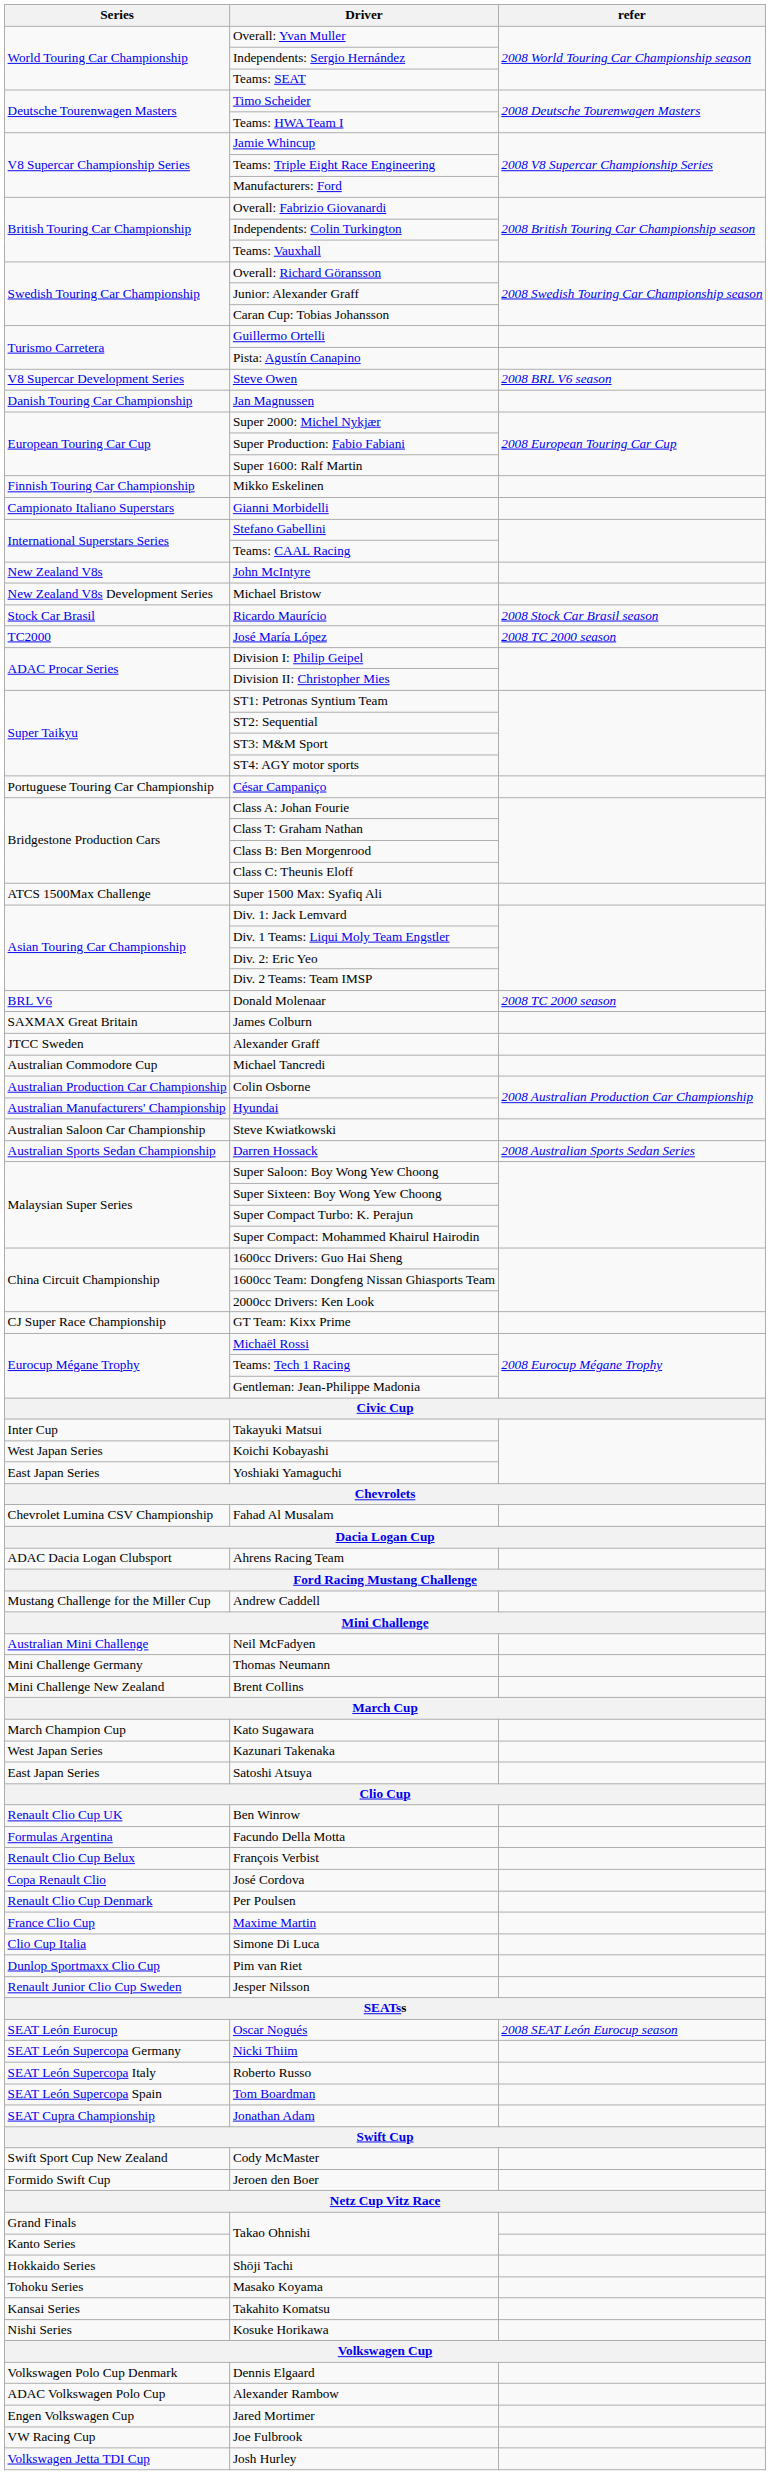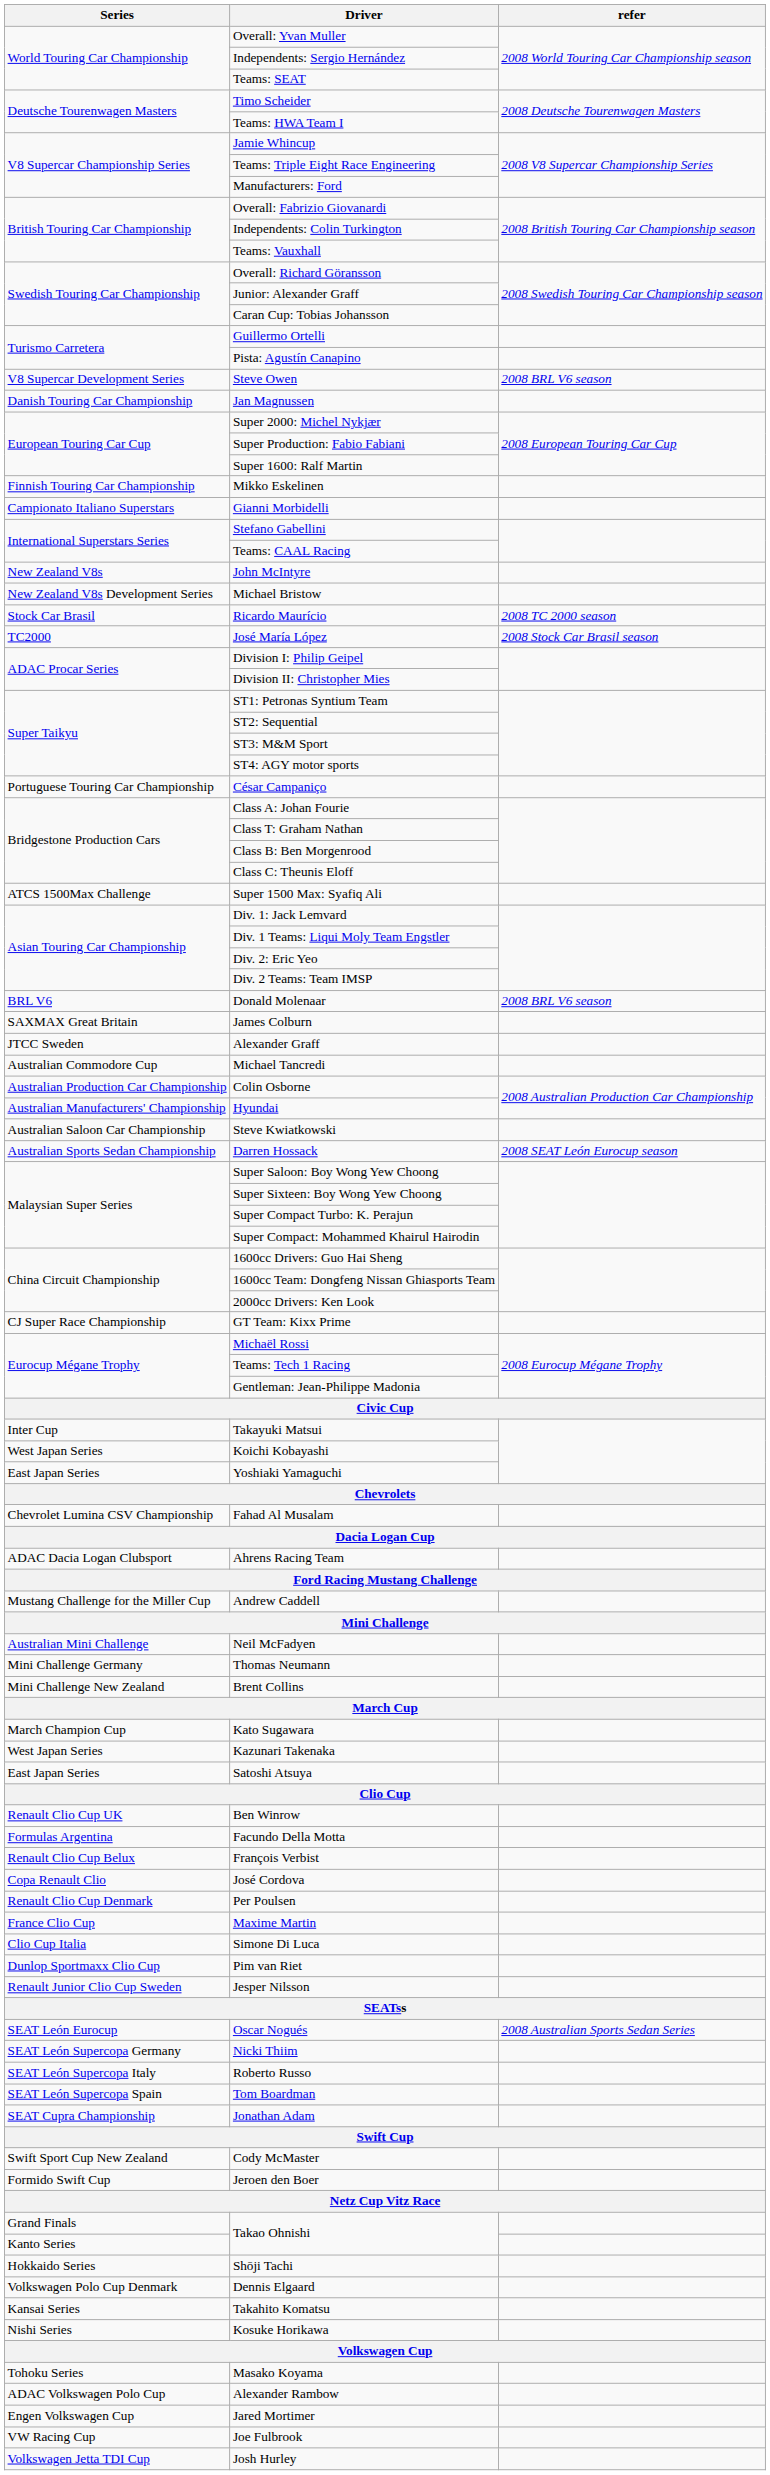(580, 615) 2008 Stock Car Brasil season -> (559, 615) 2008 TC 2000 season
(559, 636) 2008 TC 2000 season -> (580, 636) 2008 Stock Car Brasil season
(559, 1001) 2008 TC 2000 season -> (556, 1001) 2008 BRL V6 season
(598, 1151) 2008 Australian Sports Sedan Series -> (590, 1151) 2008 SEAT León Eurocup season
(590, 2029) 2008 SEAT León Eurocup season -> (598, 2029) 2008 Australian Sports Sedan Series
rows swapped: (45, 2287) <-> (92, 2372)
